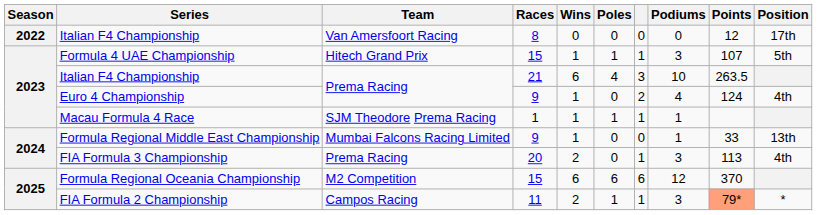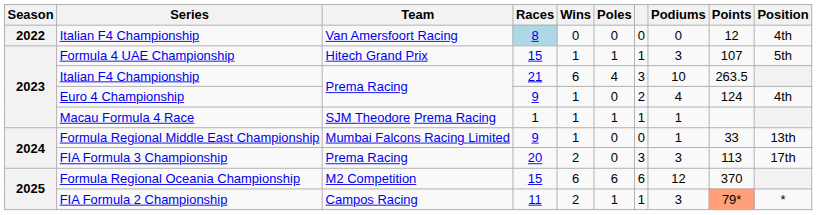(535, 36) no background -> (535, 36) lightblue background
(783, 36) 17th -> (783, 36) 4th
(641, 158) 1 -> (641, 158) 3
(783, 158) 4th -> (783, 158) 17th
